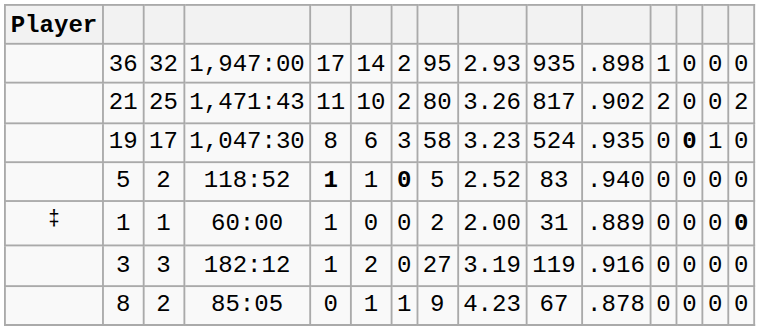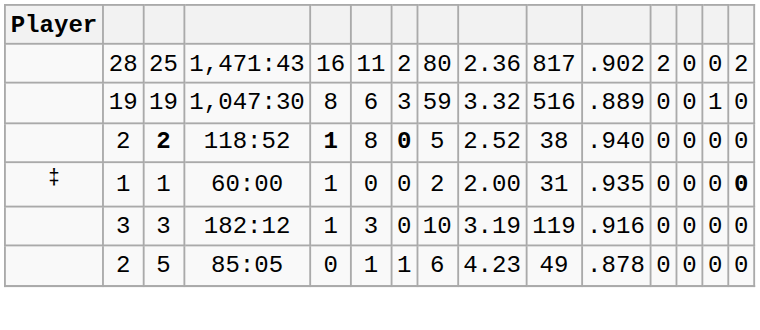- row: (247, 64)
(123, 103) 21 -> (123, 64) 28
(331, 103) 11 -> (331, 64) 16
(371, 103) 10 -> (371, 64) 11
(492, 103) 3.26 -> (492, 64) 2.36
(163, 142) 17 -> (163, 103) 19
(437, 142) 58 -> (437, 103) 59
(492, 142) 3.23 -> (492, 103) 3.32
(554, 142) 524 -> (554, 103) 516
(616, 142) .935 -> (616, 103) .889
(689, 142) bold -> (689, 103) normal
(123, 181) 5 -> (123, 142) 2
(163, 181) normal -> (163, 142) bold
(371, 181) 1 -> (371, 142) 8
(554, 181) 83 -> (554, 142) 38
(616, 224) .889 -> (616, 184) .935
(371, 266) 2 -> (371, 227) 3
(437, 266) 27 -> (437, 227) 10
(123, 305) 8 -> (123, 266) 2
(163, 305) 2 -> (163, 266) 5
(437, 305) 9 -> (437, 266) 6
(554, 305) 67 -> (554, 266) 49
